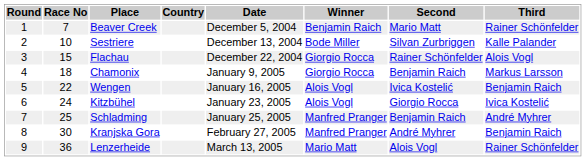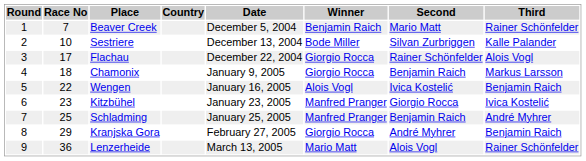(66, 57) 15 -> (66, 57) 17
(66, 102) 24 -> (66, 102) 23
(329, 102) Alois Vogl -> (346, 102) Manfred Pranger
(66, 132) 30 -> (66, 132) 29
(346, 132) Manfred Pranger -> (340, 132) Giorgio Rocca
